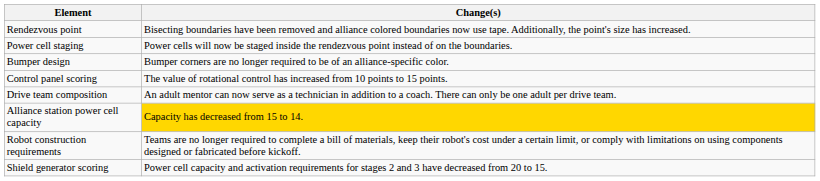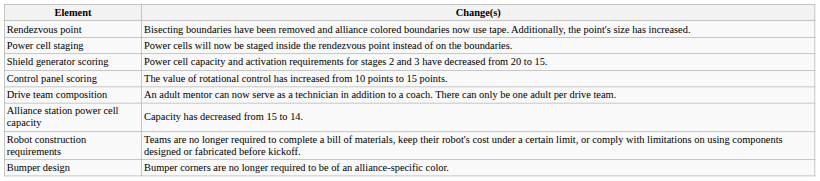rows swapped: (58, 168) <-> (38, 62)
(224, 117) gold background -> (224, 117) no background
